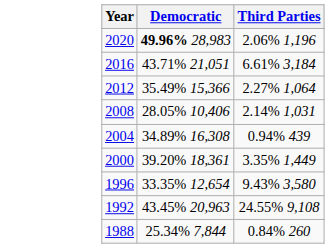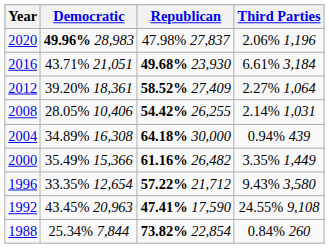+ column: (186, 16)
(186, 88) 35.49% 15,366 -> (89, 88) 39.20% 18,361
(186, 159) 39.20% 18,361 -> (89, 159) 35.49% 15,366
